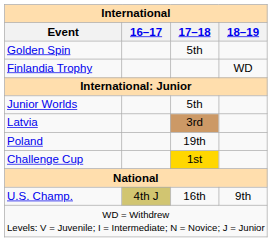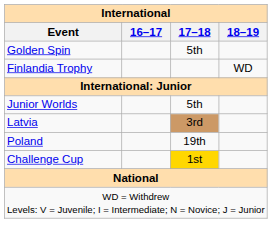- row: (40, 196)
